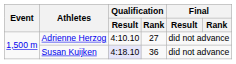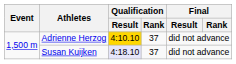(125, 39) no background -> (125, 39) gold background
(154, 39) 27 -> (154, 39) 37
(154, 52) 36 -> (154, 52) 37
